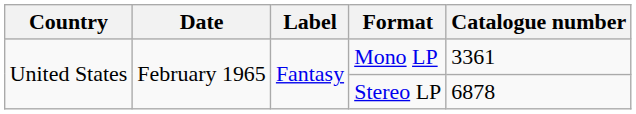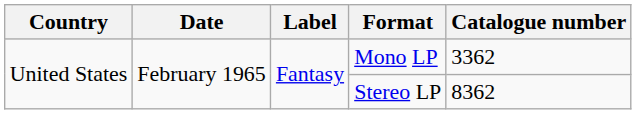(473, 56) 3361 -> (473, 56) 3362
(473, 91) 6878 -> (473, 91) 8362
